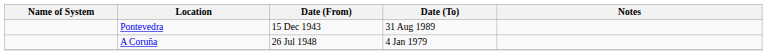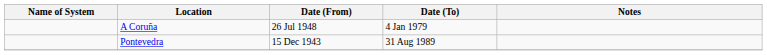rows swapped: (139, 42) <-> (142, 27)
